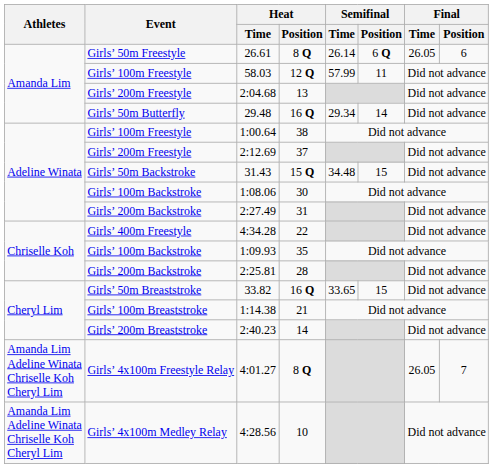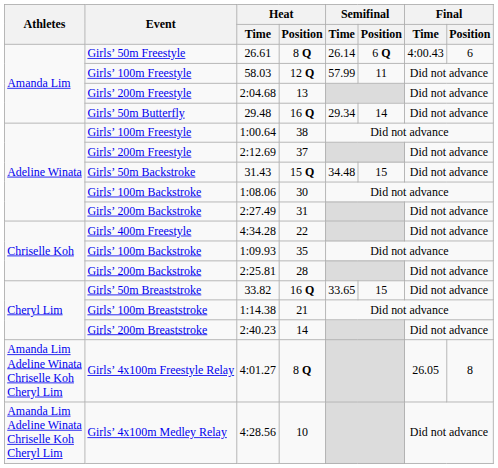(422, 54) 26.05 -> (426, 54) 4:00.43
(464, 371) 7 -> (470, 371) 8
